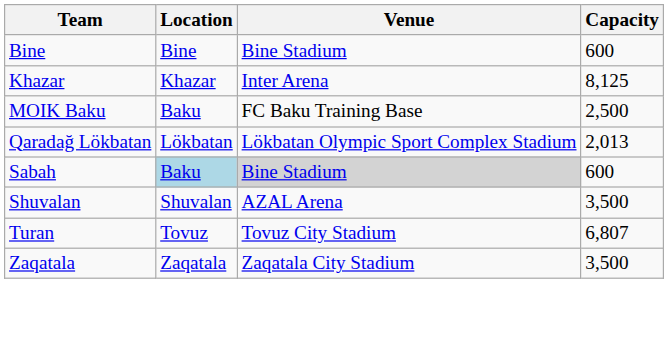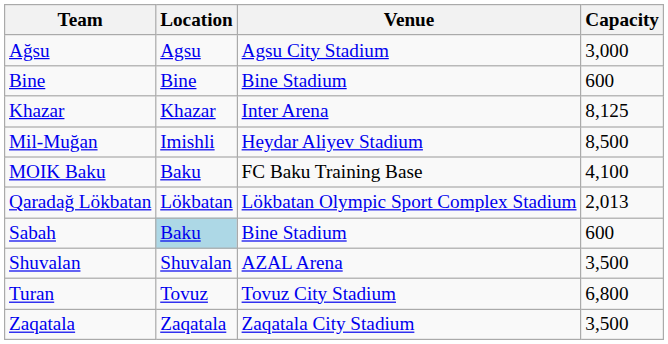+ row: (29, 50)
+ row: (53, 141)
(607, 111) 2,500 -> (607, 171) 4,100
(294, 171) lightgrey background -> (294, 232) no background
(607, 232) 6,807 -> (607, 293) 6,800
